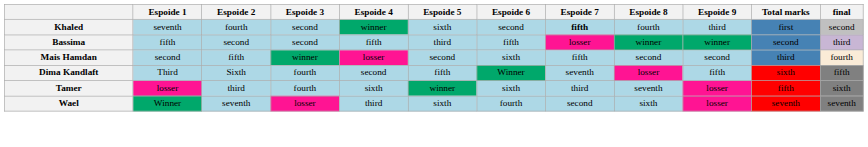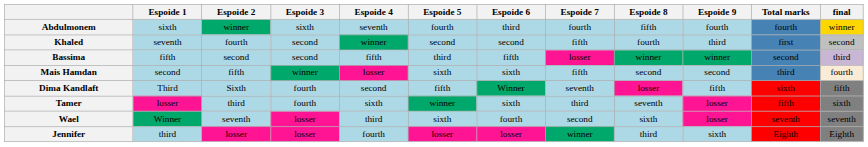+ row: (69, 26)
(442, 26) sixth -> (442, 42) second
(580, 26) bold -> (580, 42) normal
(442, 57) second -> (442, 72) sixth
+ row: (69, 133)
